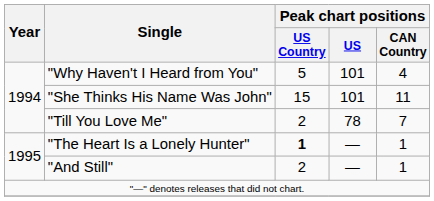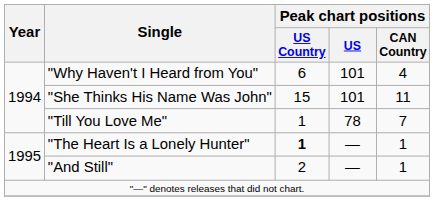(302, 73) 5 -> (302, 73) 6
(302, 120) 2 -> (302, 120) 1
